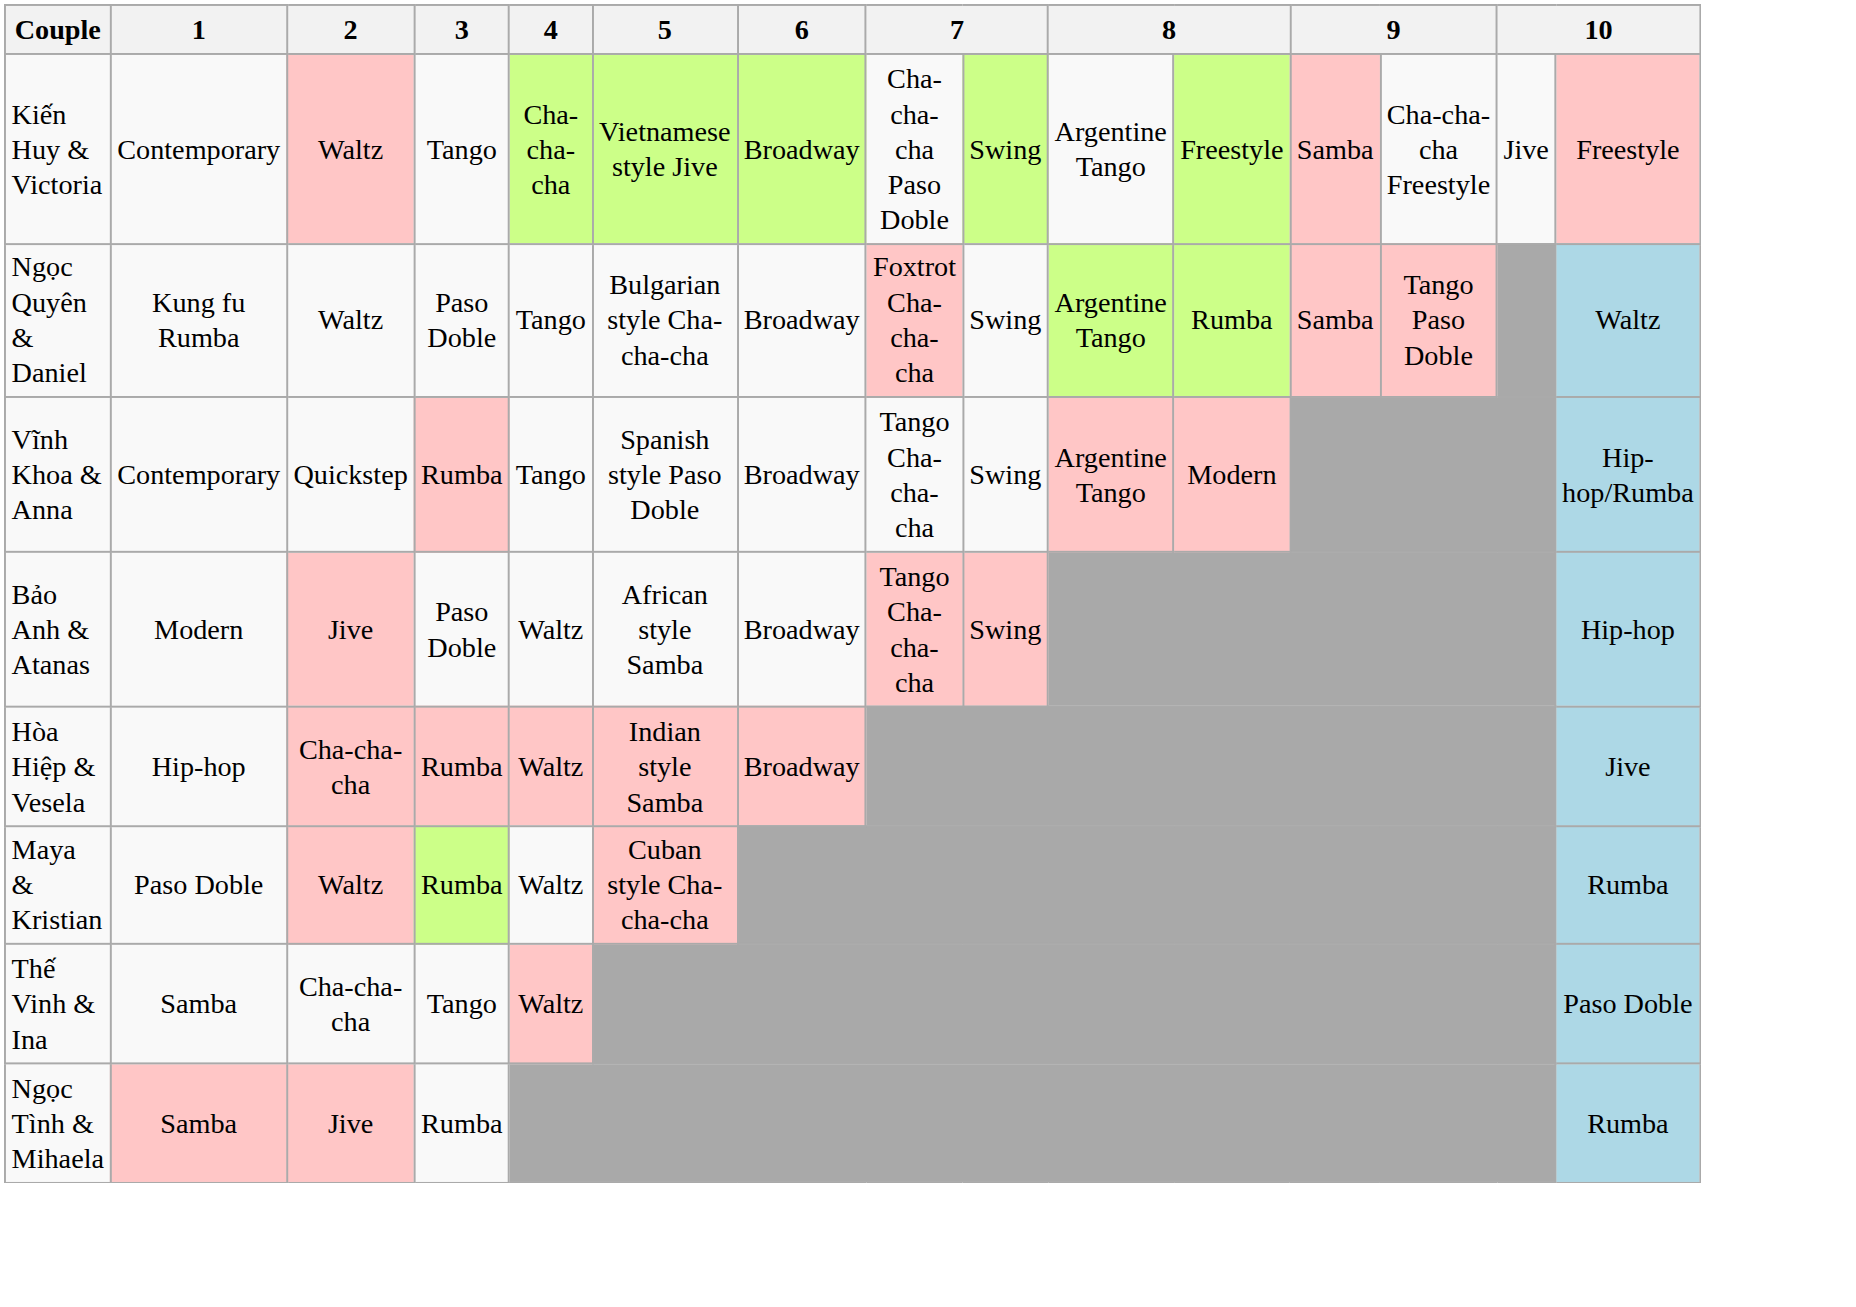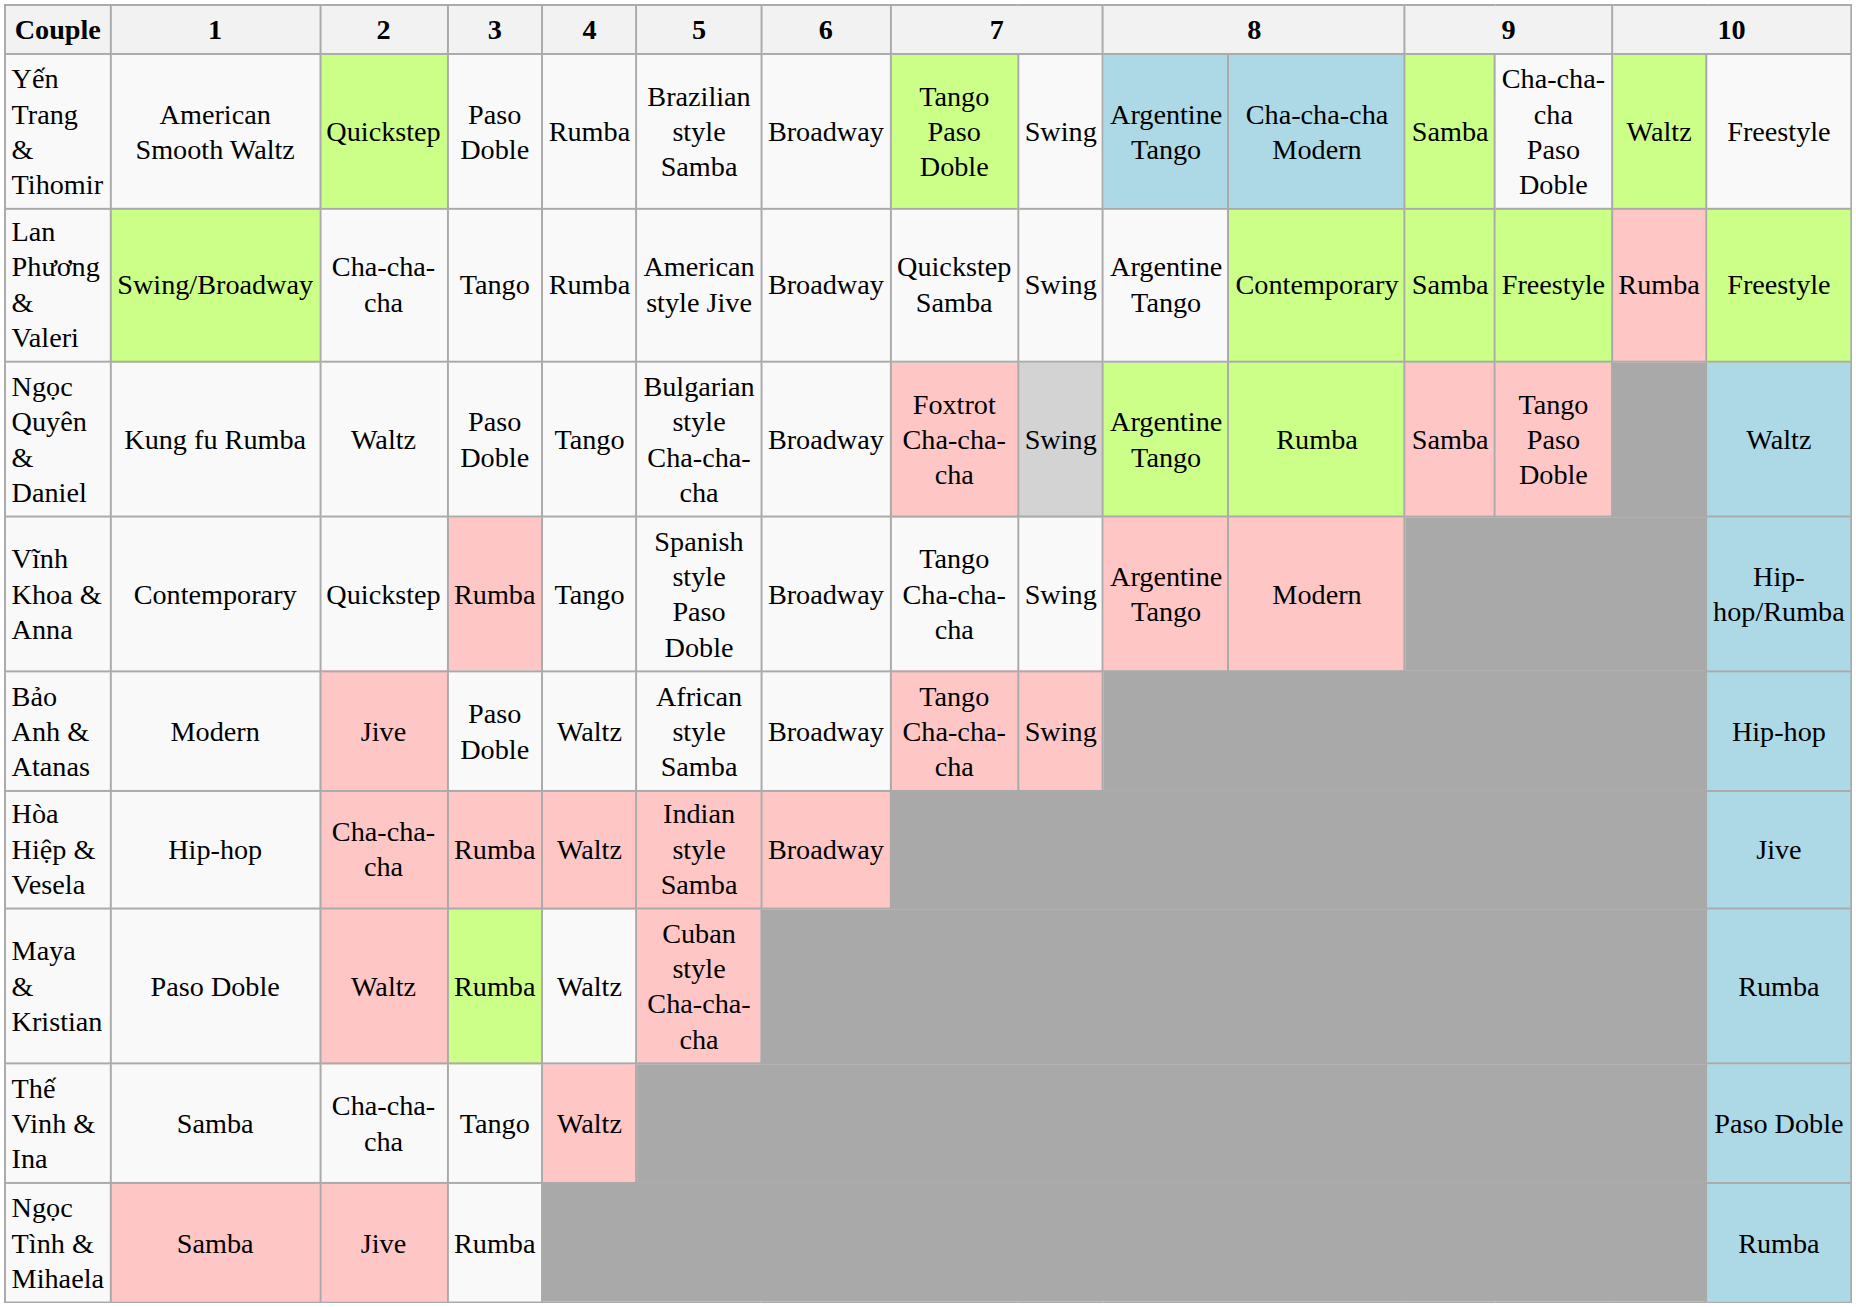+ row: (57, 131)
- row: (57, 148)
+ row: (56, 285)
(1005, 320) no background -> (1061, 439) lightgrey background
